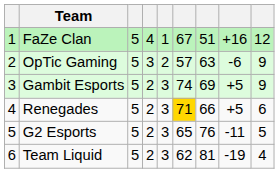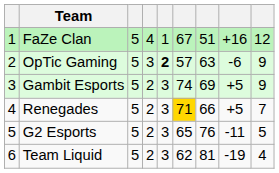(165, 62) normal -> (165, 62) bold
(262, 109) 6 -> (262, 109) 7
